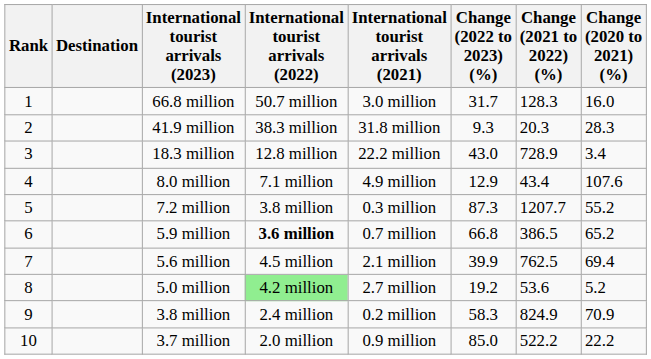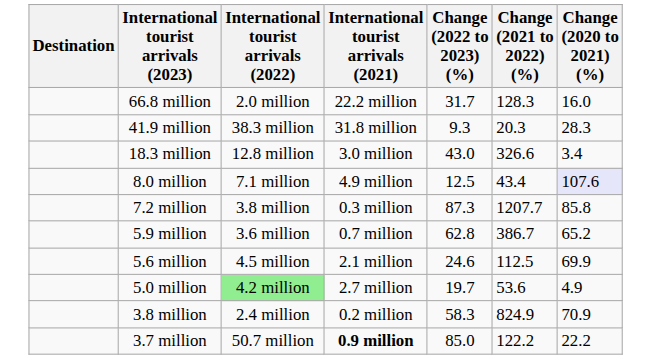- column: (29, 46)
(296, 101) 50.7 million -> (273, 101) 2.0 million
(399, 101) 3.0 million -> (376, 101) 22.2 million
(399, 154) 22.2 million -> (376, 154) 3.0 million
(539, 154) 728.9 -> (515, 154) 326.6
(483, 181) 12.9 -> (460, 181) 12.5
(604, 181) no background -> (580, 181) lavender background
(600, 207) 55.2 -> (576, 207) 85.8
(296, 234) bold -> (273, 234) normal
(483, 234) 66.8 -> (460, 234) 62.8
(539, 234) 386.5 -> (515, 234) 386.7
(483, 261) 39.9 -> (460, 261) 24.6
(539, 261) 762.5 -> (515, 261) 112.5
(600, 261) 69.4 -> (576, 261) 69.9
(483, 287) 19.2 -> (460, 287) 19.7
(595, 287) 5.2 -> (572, 287) 4.9
(296, 340) 2.0 million -> (273, 340) 50.7 million
(399, 340) normal -> (376, 340) bold
(539, 340) 522.2 -> (515, 340) 122.2
